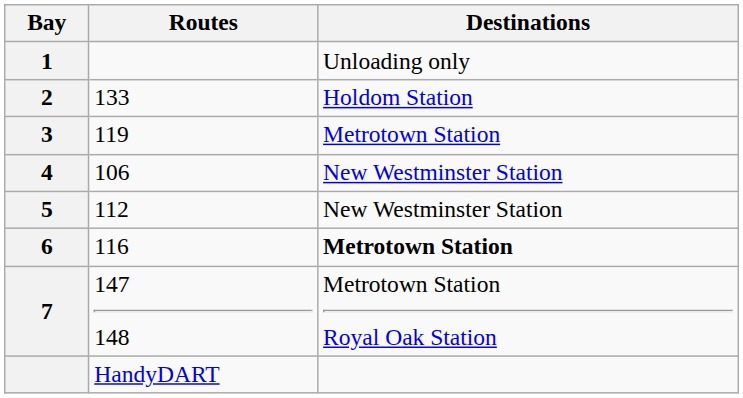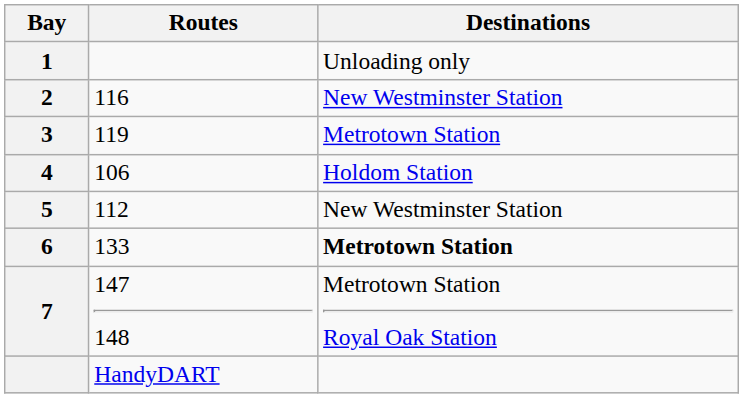(112, 97) 133 -> (111, 97) 116
(398, 97) Holdom Station -> (443, 97) New Westminster Station
(443, 172) New Westminster Station -> (398, 172) Holdom Station
(111, 246) 116 -> (112, 246) 133
